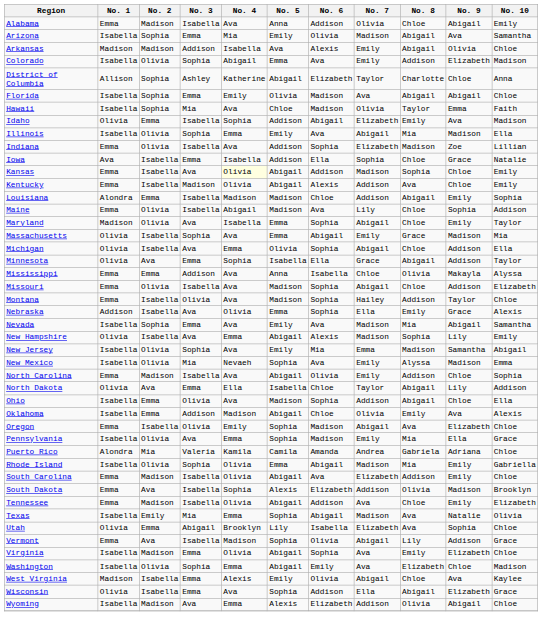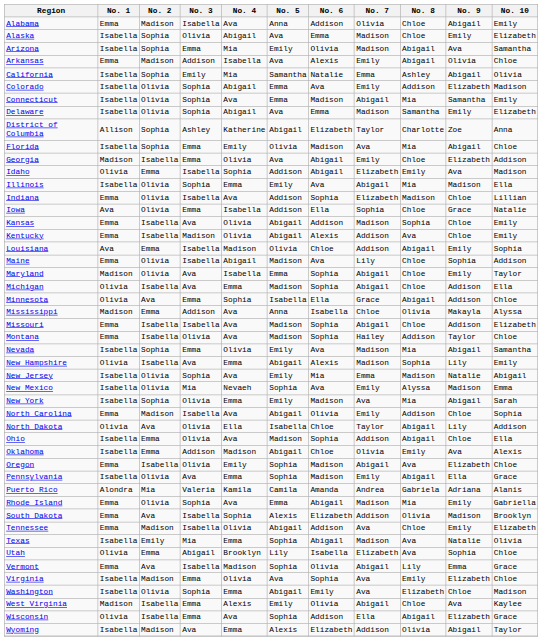+ row: (20, 36)
(116, 49) Madison -> (109, 62) Emma
+ row: (30, 74)
+ row: (32, 100)
+ row: (25, 112)
(460, 79) Chloe -> (455, 130) Zoe
(418, 96) Abigail -> (409, 147) Mia
+ row: (23, 159)
- row: (20, 109)
(455, 147) Zoe -> (460, 198) Chloe
(160, 159) Isabella -> (155, 210) Olivia
(237, 172) lightyellow background -> (237, 223) no background
(116, 198) Alondra -> (107, 248) Ava
(286, 198) Madison -> (283, 248) Olivia
- row: (37, 236)
(283, 248) Olivia -> (286, 287) Madison
(508, 261) Taylor -> (505, 299) Chloe
(109, 274) Emma -> (116, 312) Madison
(155, 287) Olivia -> (160, 325) Isabella
- row: (25, 312)
(230, 325) Ava -> (237, 350) Olivia
(467, 350) Samantha -> (464, 376) Natalie
+ row: (25, 401)
(192, 388) Emma -> (196, 426) Olivia
(409, 439) Mia -> (418, 477) Abigail
(505, 452) Chloe -> (508, 490) Alanis
(119, 465) Isabella -> (109, 503) Emma
(237, 465) Olivia -> (230, 503) Ava
- row: (39, 477)
(464, 541) Addison -> (457, 566) Emma
(286, 554) Abigail -> (276, 579) Ava
(505, 604) Chloe -> (508, 630) Taylor
